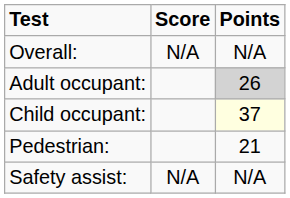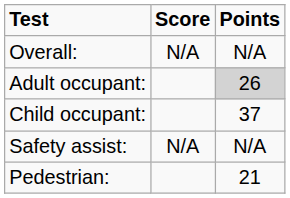(250, 114) lightyellow background -> (250, 114) no background
rows swapped: (59, 146) <-> (68, 177)
